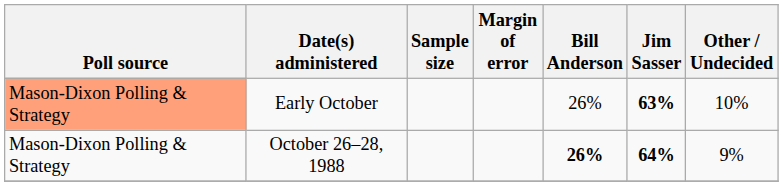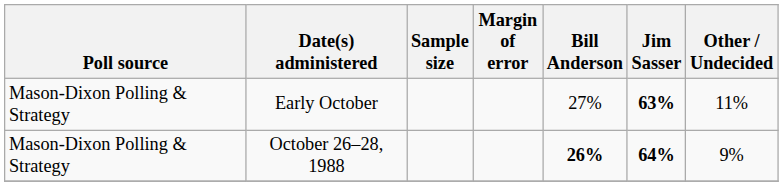(98, 104) lightsalmon background -> (98, 104) no background
(585, 104) 26% -> (585, 104) 27%
(732, 104) 10% -> (732, 104) 11%
